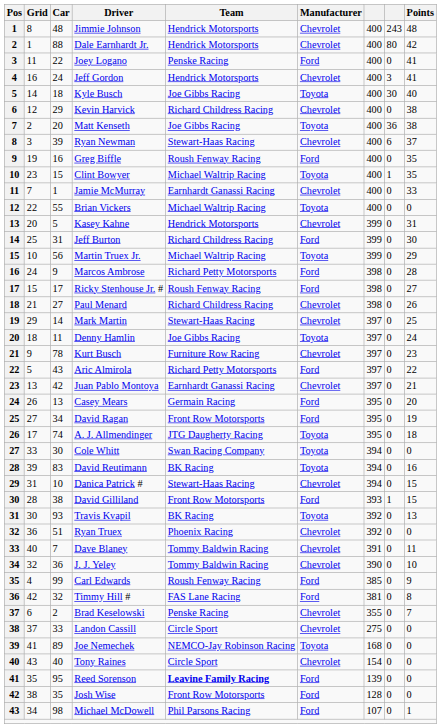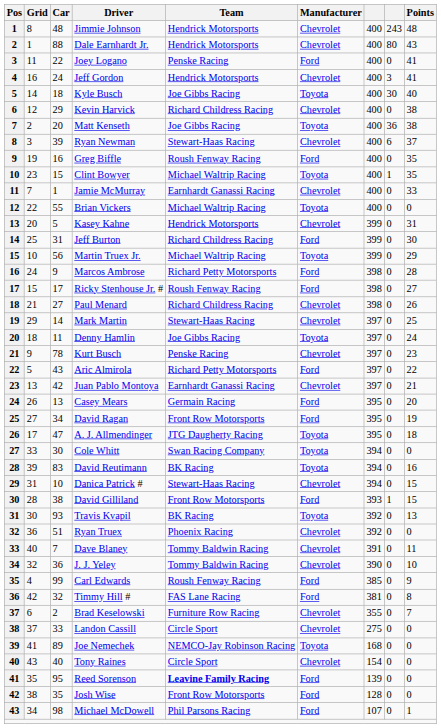(412, 45) 42 -> (412, 45) 43
(214, 353) Furniture Row Racing -> (198, 353) Penske Racing
(58, 434) 74 -> (58, 434) 47
(198, 613) Penske Racing -> (214, 613) Furniture Row Racing
